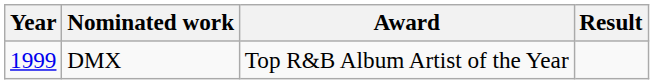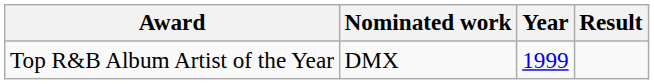columns swapped: (33, 22) <-> (407, 22)
